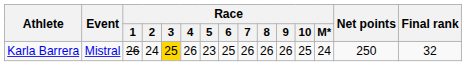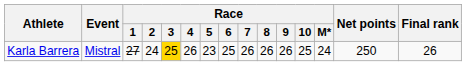(133, 52) 26 -> (133, 52) 27
(430, 52) 32 -> (430, 52) 26
